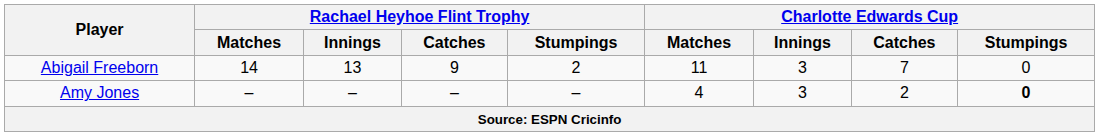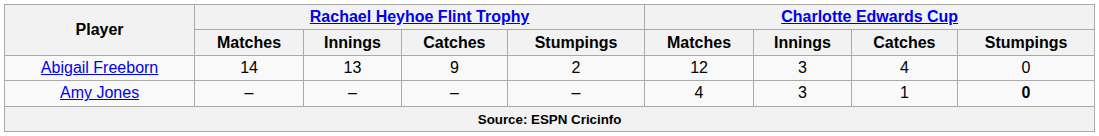(699, 67) 11 -> (699, 67) 12
(904, 67) 7 -> (904, 67) 4
(904, 93) 2 -> (904, 93) 1
